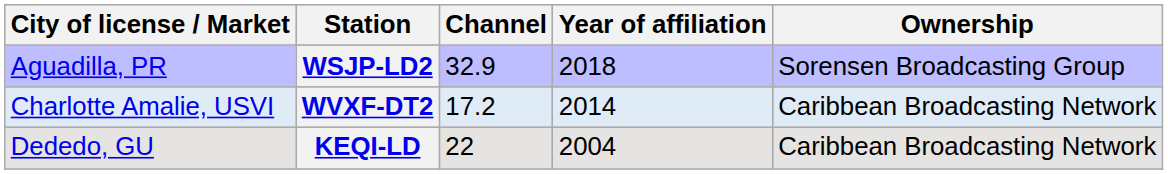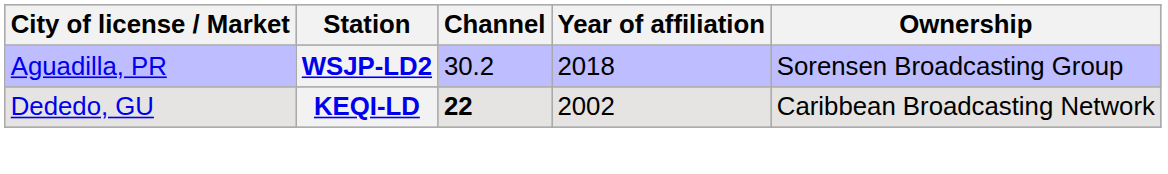(470, 65) 32.9 -> (469, 65) 30.2
- row: (368, 106)
(460, 147) normal -> (458, 106) bold
(587, 147) 2004 -> (586, 106) 2002
